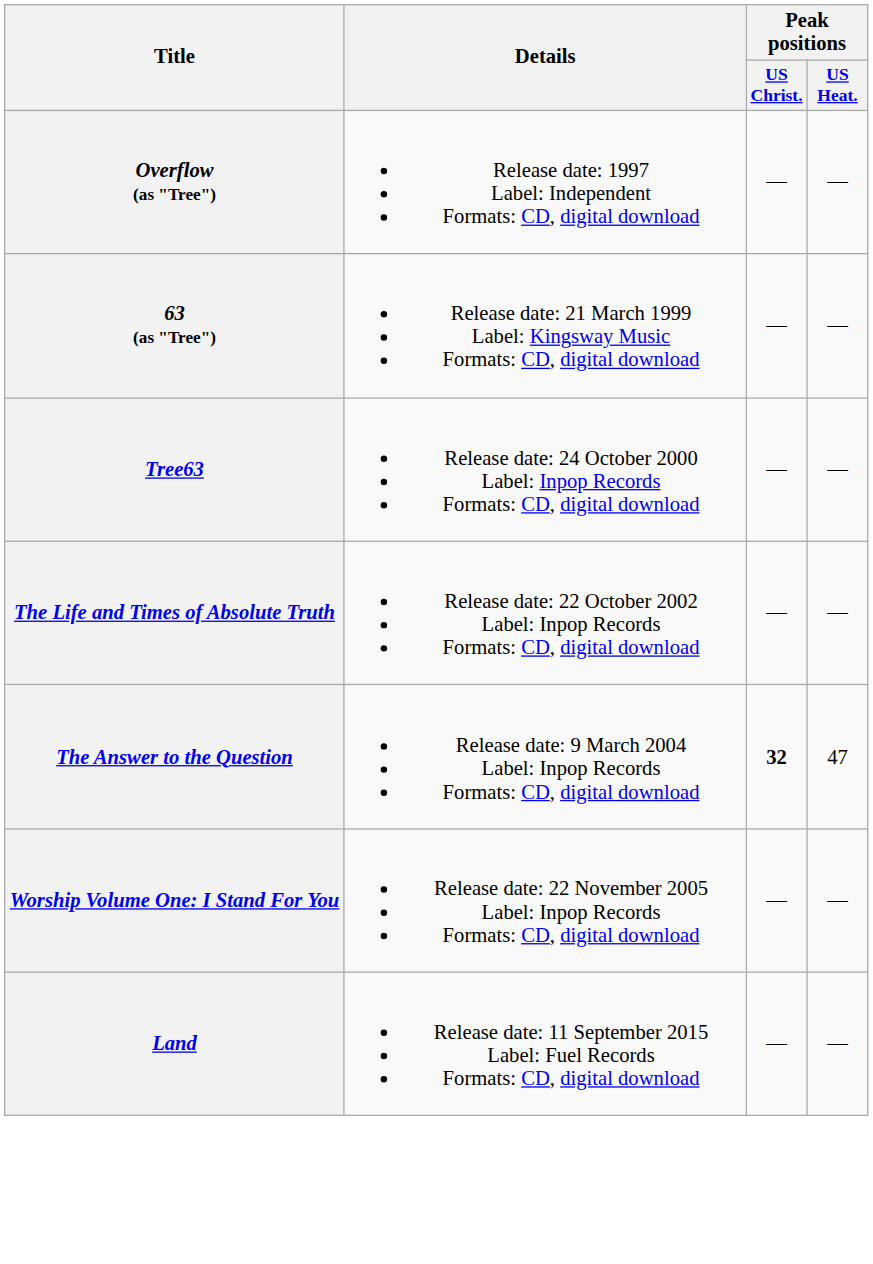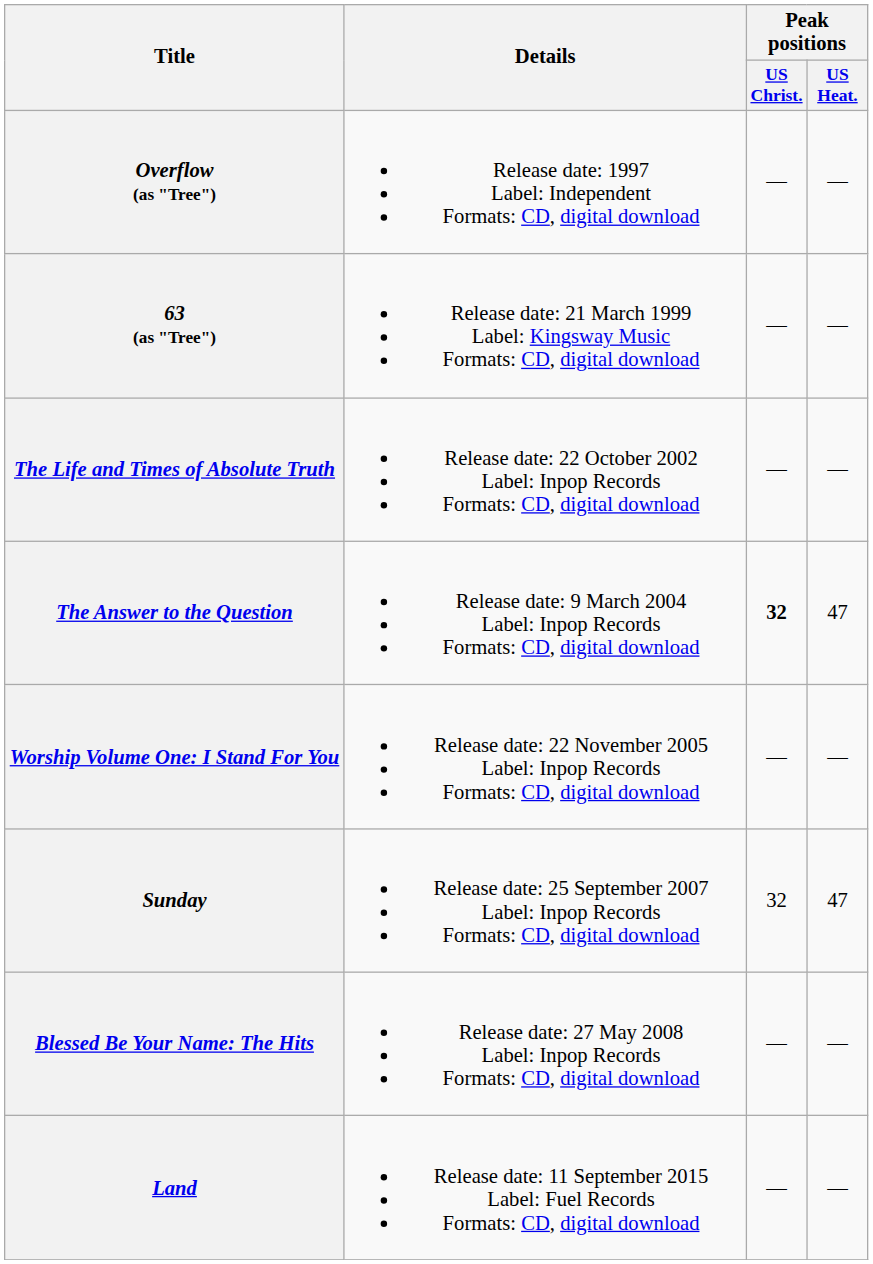- row: (175, 469)
+ row: (175, 900)
+ row: (175, 1043)
